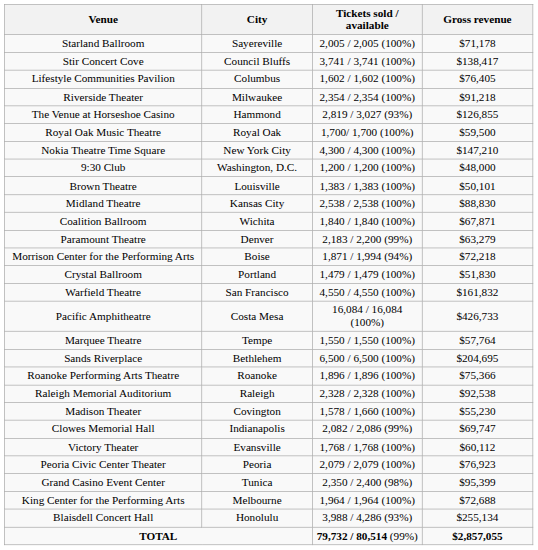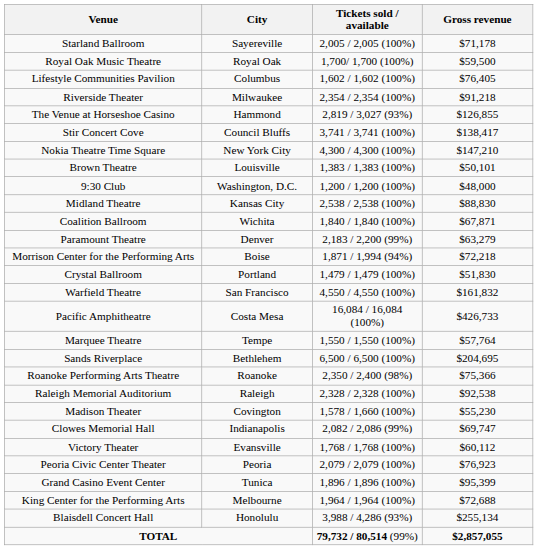rows swapped: (103, 61) <-> (103, 132)
rows swapped: (103, 168) <-> (103, 185)
(367, 376) 1,896 / 1,896 (100%) -> (367, 376) 2,350 / 2,400 (98%)
(367, 482) 2,350 / 2,400 (98%) -> (367, 482) 1,896 / 1,896 (100%)
